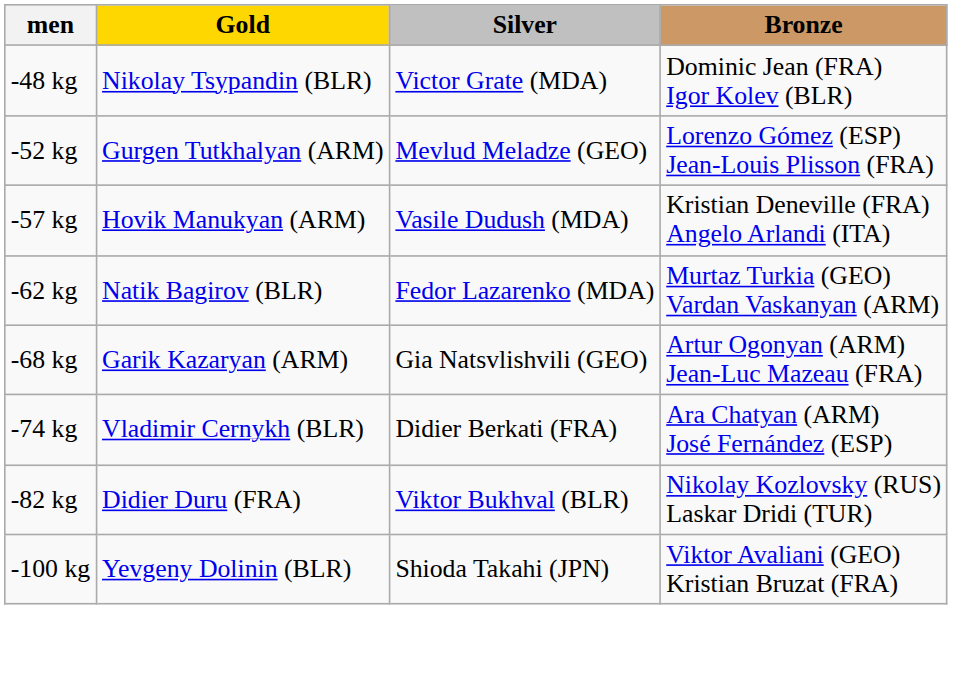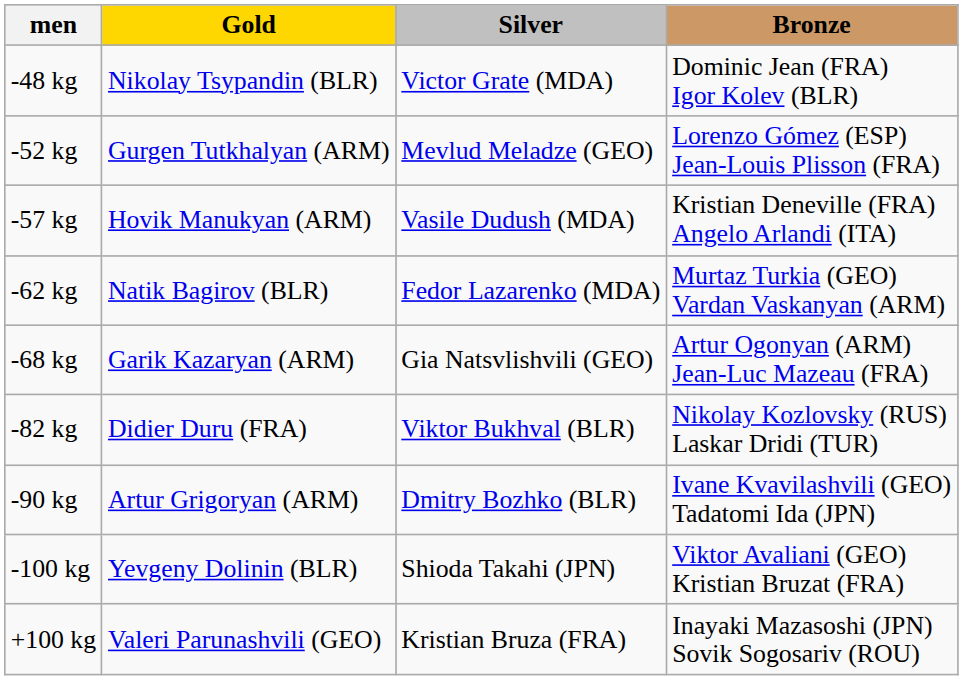- row: (44, 429)
+ row: (44, 499)
+ row: (53, 638)
